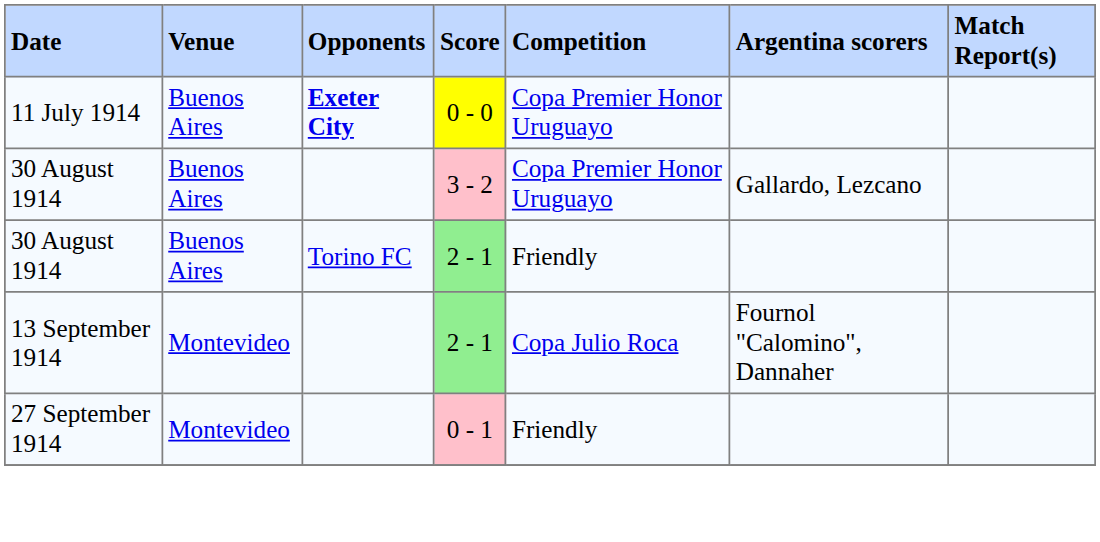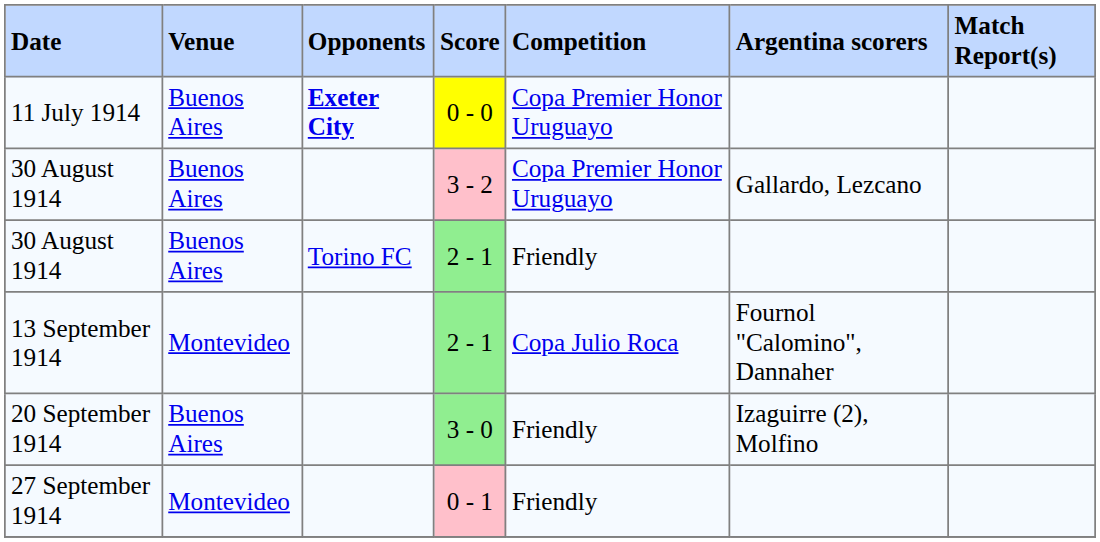+ row: (81, 428)
